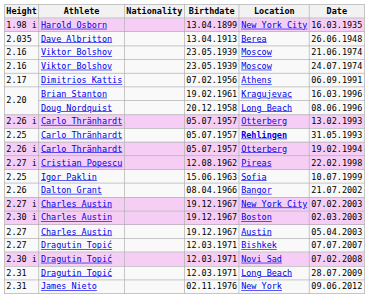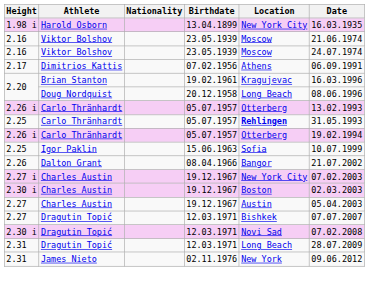- row: (19, 39)
- row: (22, 163)
